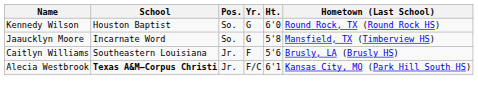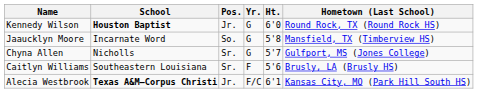(132, 25) normal -> (132, 25) bold
(229, 25) So. -> (229, 25) Jr.
+ row: (35, 53)
(229, 53) Jr. -> (229, 67) Sr.
